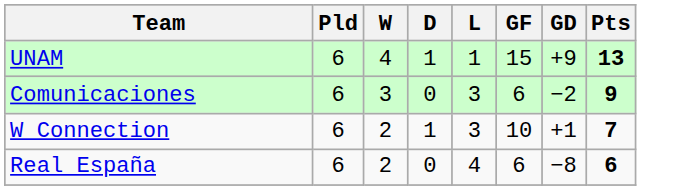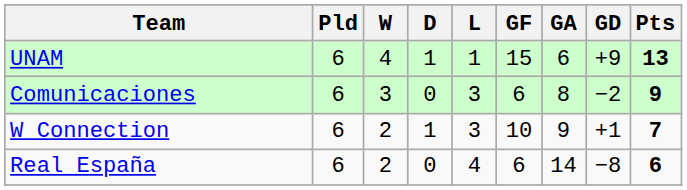+ column: (563, 23)
